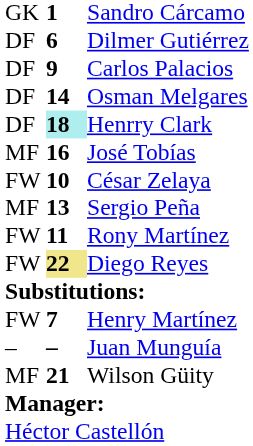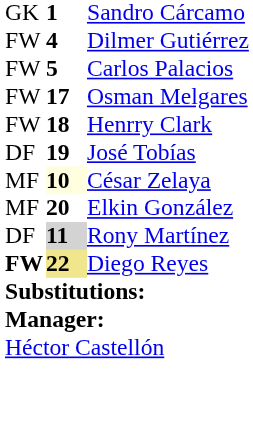(20, 40) DF -> (23, 40) FW
(52, 40) 6 -> (52, 40) 4
(20, 68) DF -> (23, 68) FW
(52, 68) 9 -> (52, 68) 5
(20, 96) DF -> (23, 96) FW
(58, 96) 14 -> (58, 96) 17
(20, 124) DF -> (23, 124) FW
(58, 124) paleturquoise background -> (58, 124) no background
(22, 152) MF -> (20, 152) DF
(58, 152) 16 -> (58, 152) 19
(23, 179) FW -> (22, 179) MF
(58, 179) no background -> (58, 179) lightyellow background
- row: (143, 207)
+ row: (160, 207)
(23, 235) FW -> (20, 235) DF
(57, 235) no background -> (57, 235) lightgrey background
(23, 263) normal -> (24, 263) bold
- row: (162, 319)
- row: (154, 347)
- row: (150, 375)
